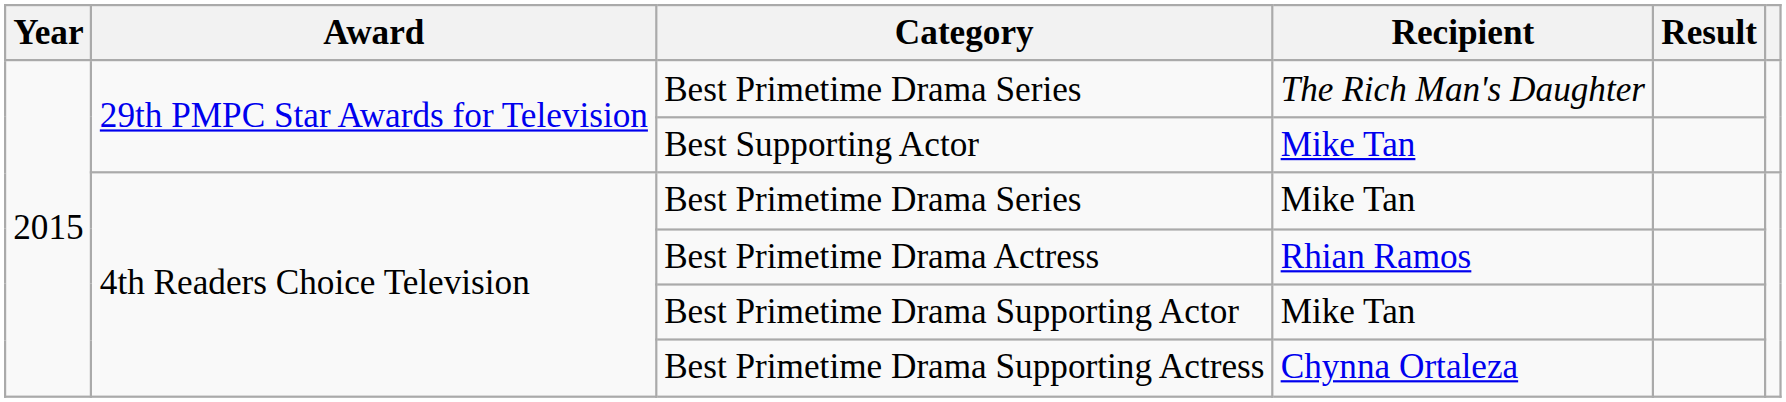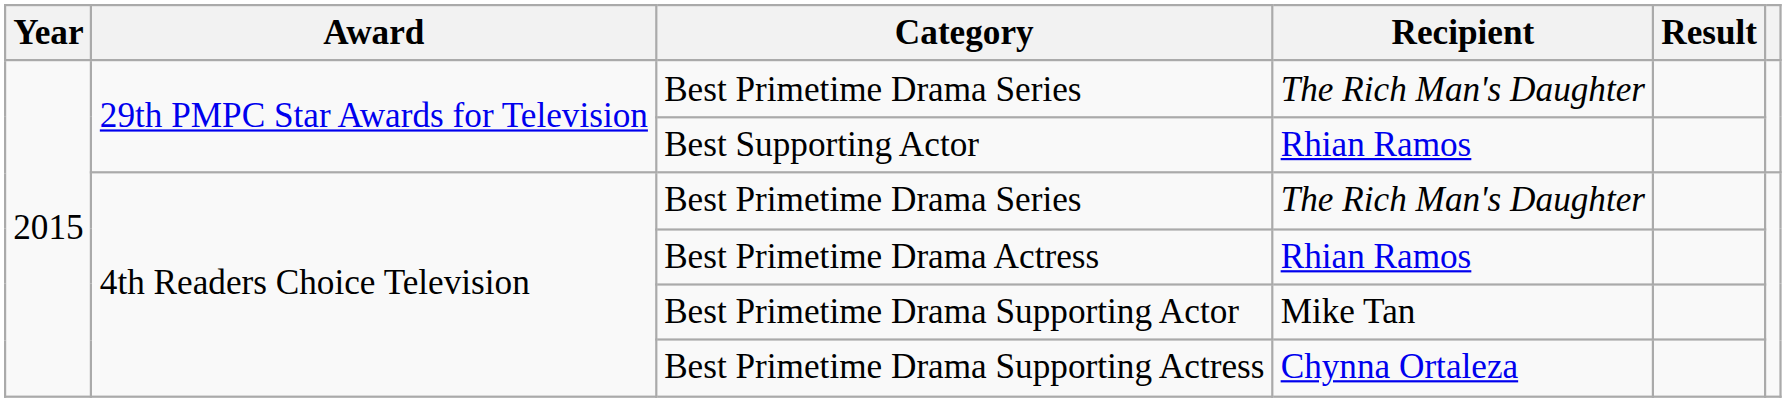(1348, 144) Mike Tan -> (1376, 144) Rhian Ramos
(1348, 199) Mike Tan -> (1463, 199) The Rich Man's Daughter
